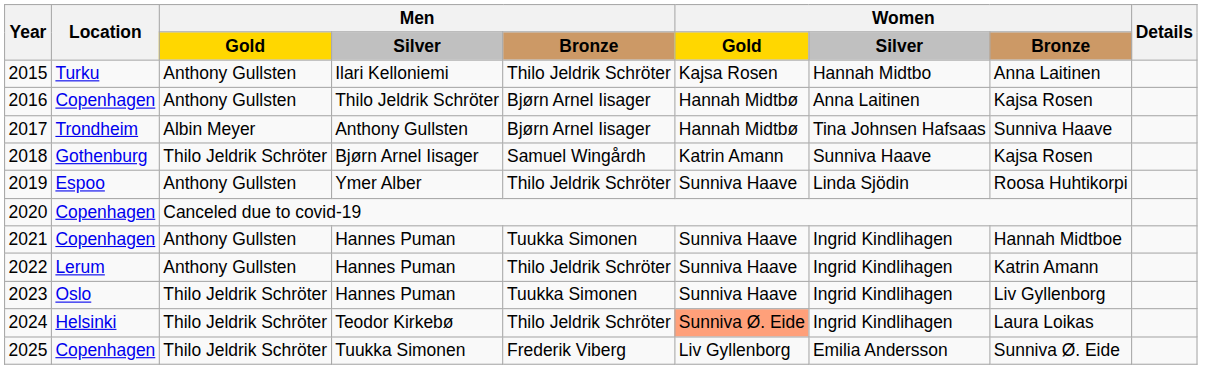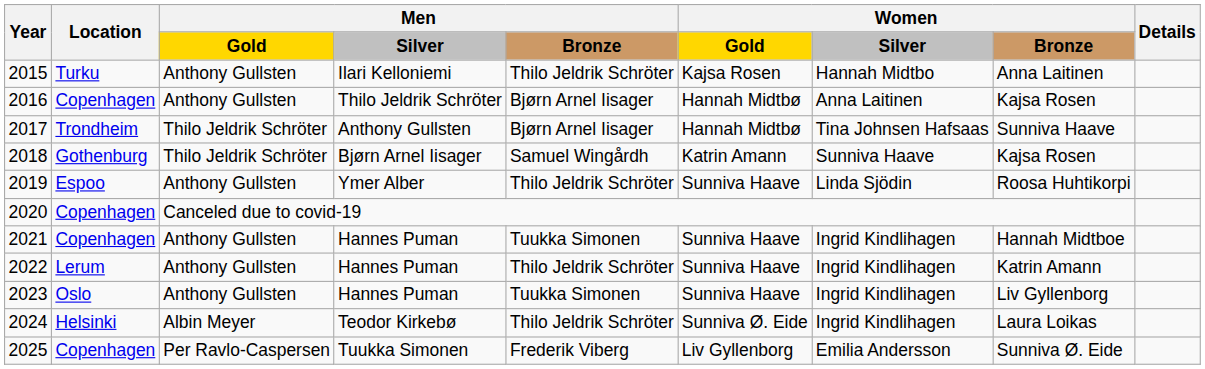(209, 128) Albin Meyer -> (245, 128) Thilo Jeldrik Schröter
(245, 294) Thilo Jeldrik Schröter -> (230, 294) Anthony Gullsten
(245, 322) Thilo Jeldrik Schröter -> (209, 322) Albin Meyer
(742, 322) lightsalmon background -> (745, 322) no background
(245, 350) Thilo Jeldrik Schröter -> (247, 350) Per Ravlo-Caspersen
